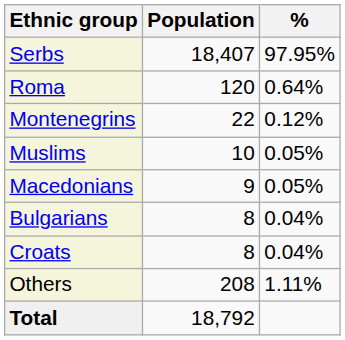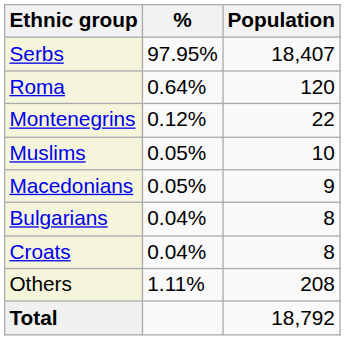columns swapped: (201, 20) <-> (300, 20)
